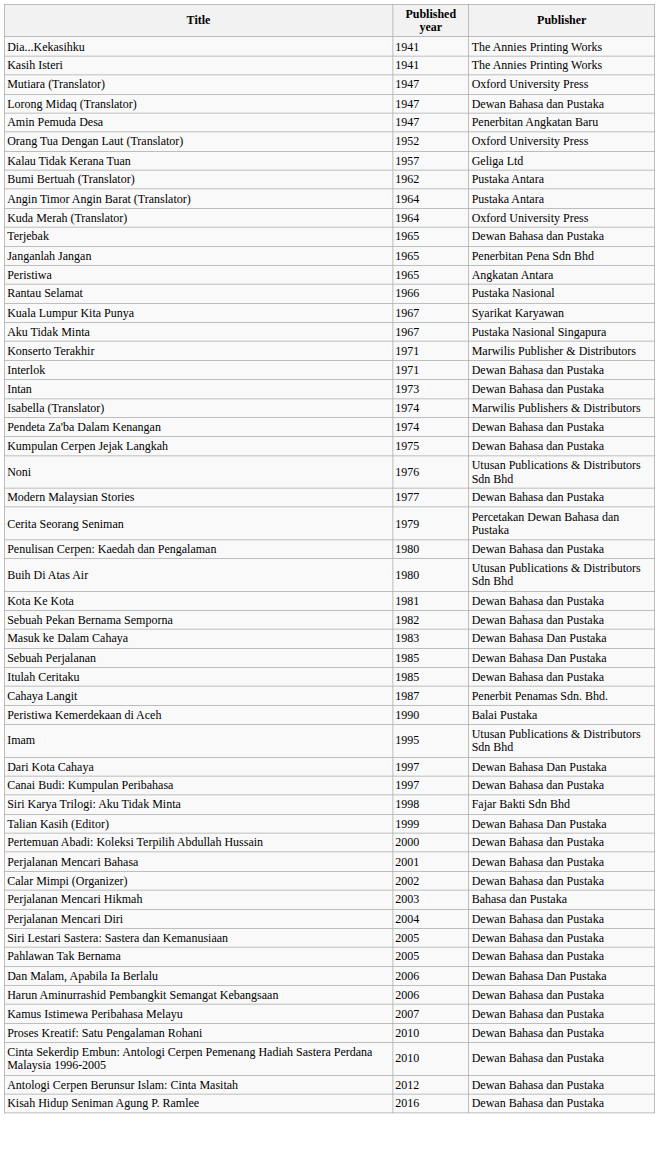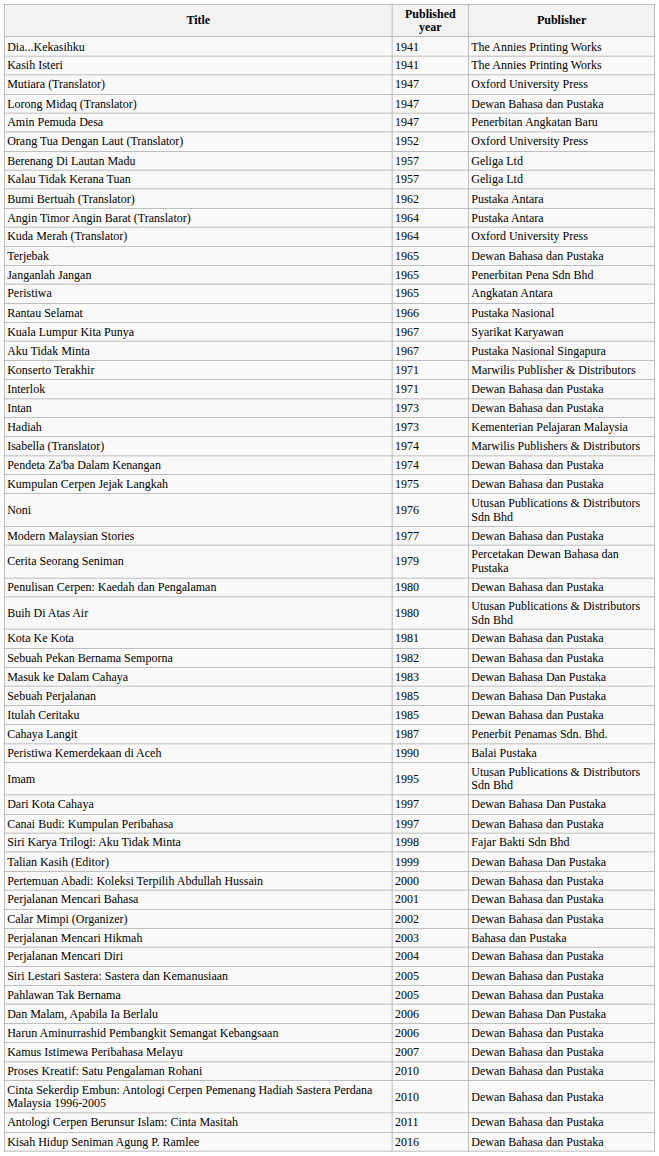+ row: (71, 160)
+ row: (24, 427)
(407, 1084) 2012 -> (407, 1122) 2011
